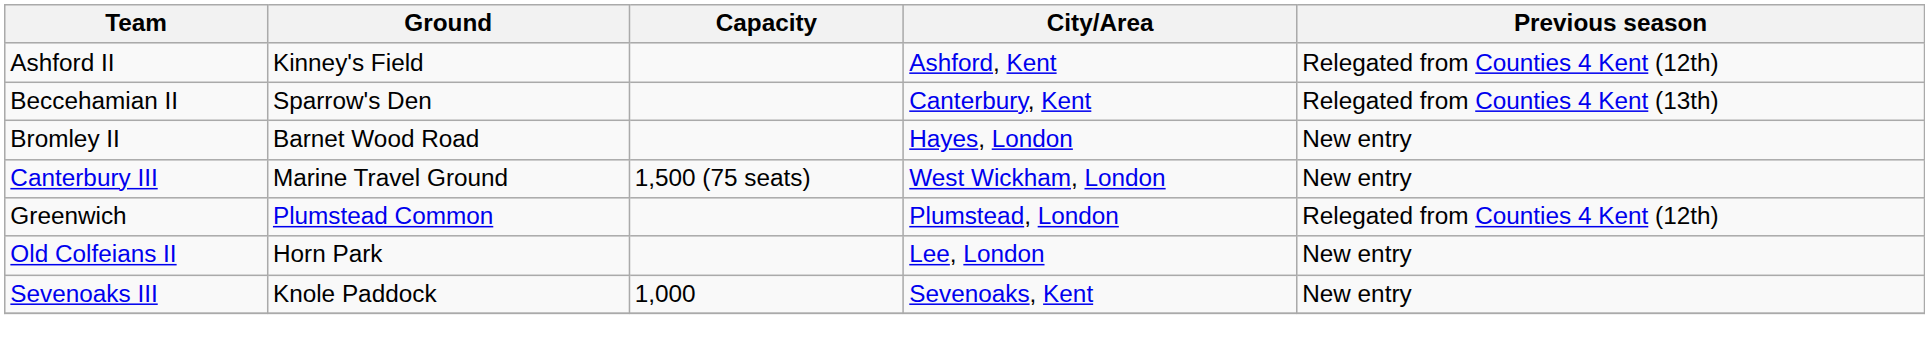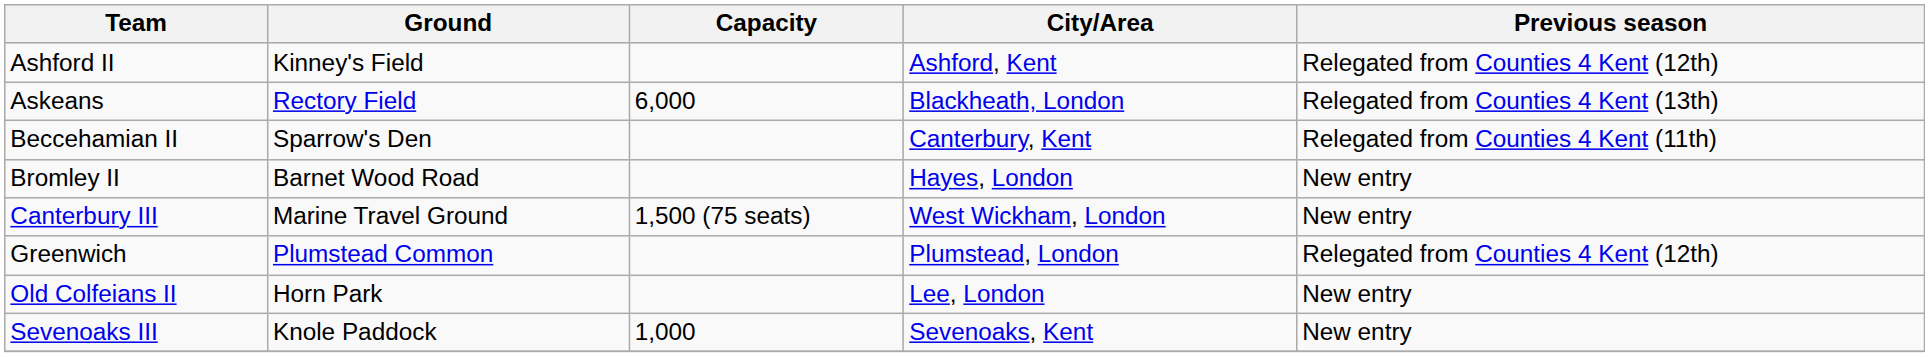+ row: (57, 100)
(1510, 100) Relegated from Counties 4 Kent (13th) -> (1509, 139) Relegated from Counties 4 Kent (11th)
